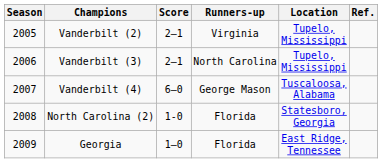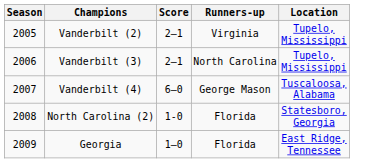- column: (363, 12)
